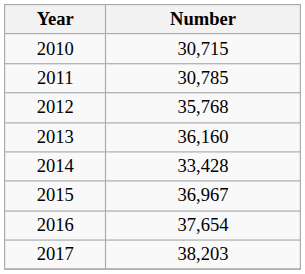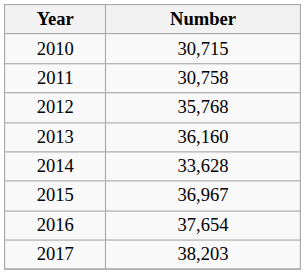(203, 78) 30,785 -> (203, 78) 30,758
(203, 166) 33,428 -> (203, 166) 33,628
